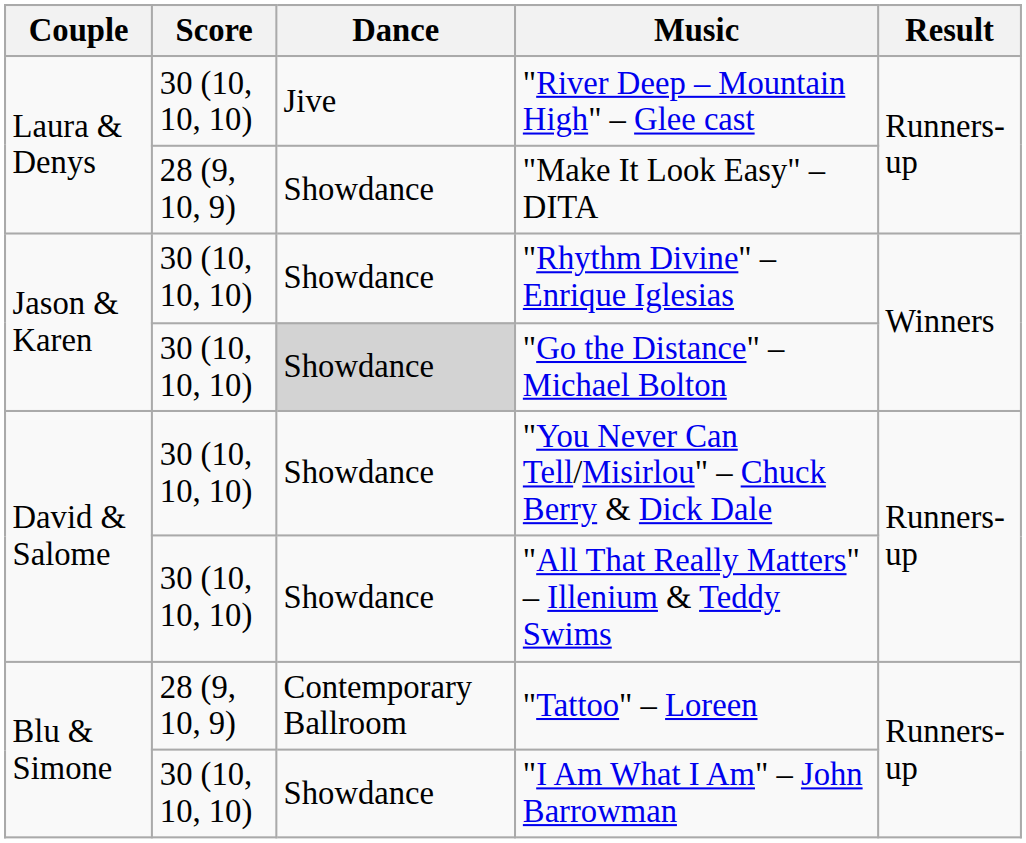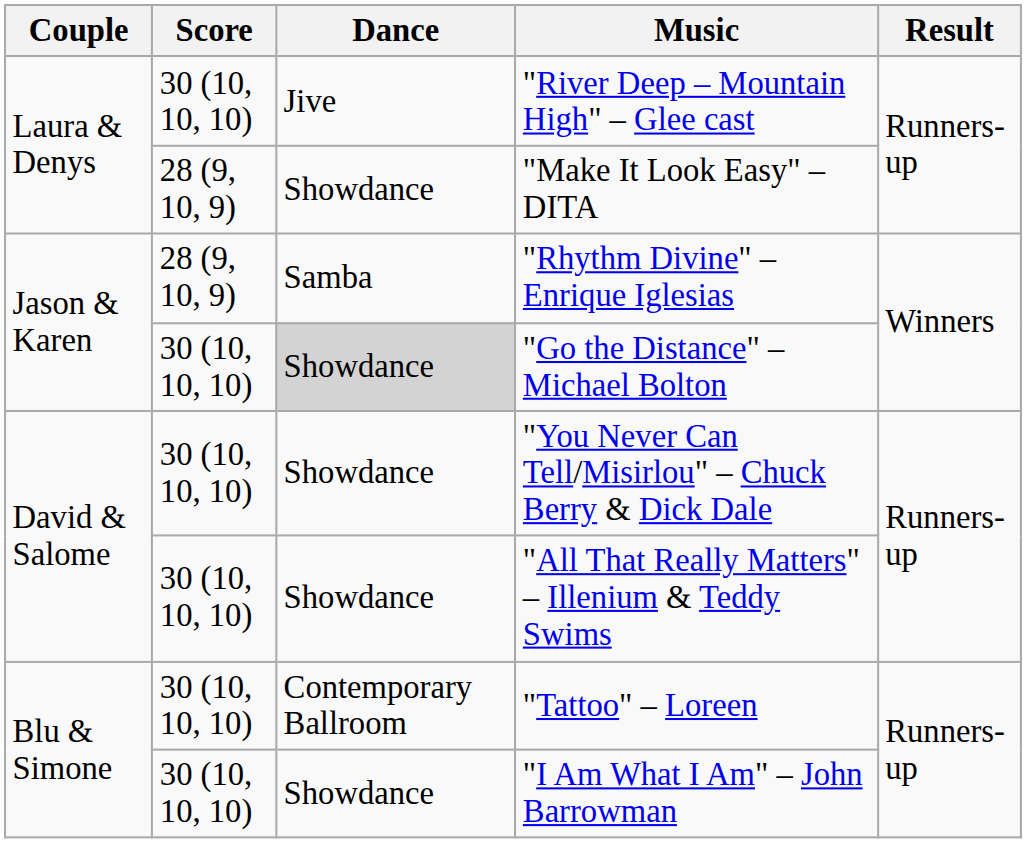(206, 277) 30 (10, 10, 10) -> (198, 277) 28 (9, 10, 9)
(359, 277) Showdance -> (328, 277) Samba
(198, 704) 28 (9, 10, 9) -> (206, 704) 30 (10, 10, 10)
